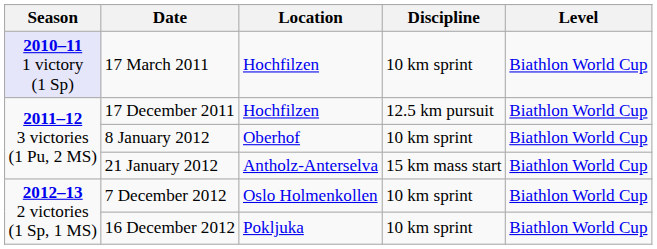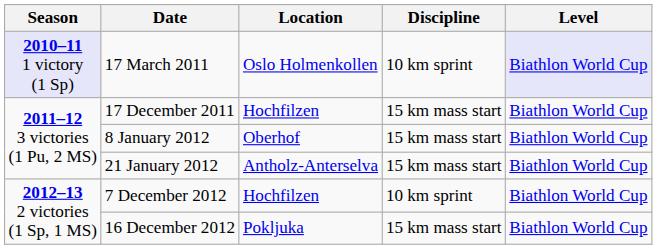(281, 64) Hochfilzen -> (310, 64) Oslo Holmenkollen
(578, 64) no background -> (578, 64) lavender background
(440, 110) 12.5 km pursuit -> (444, 110) 15 km mass start
(429, 138) 10 km sprint -> (444, 138) 15 km mass start
(310, 195) Oslo Holmenkollen -> (281, 195) Hochfilzen
(429, 228) 10 km sprint -> (444, 228) 15 km mass start
